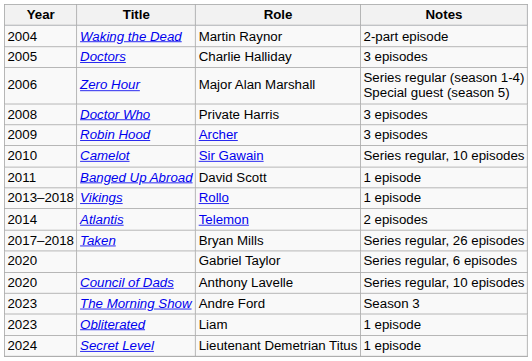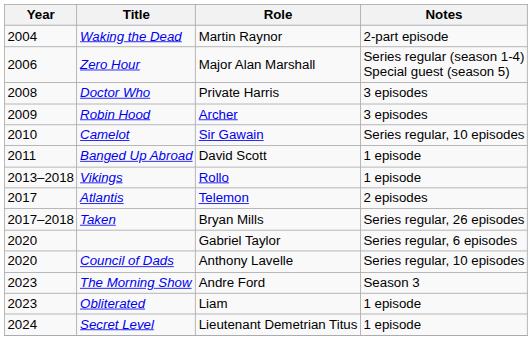- row: (103, 57)
(22, 219) 2014 -> (22, 198) 2017
